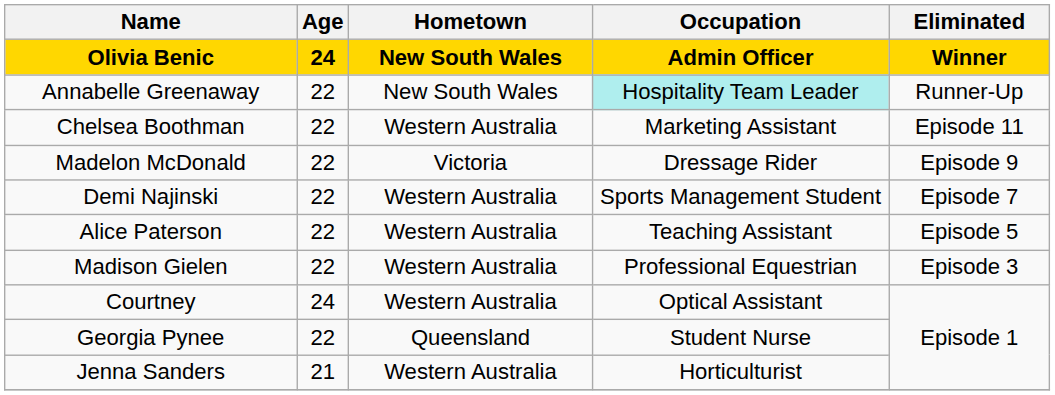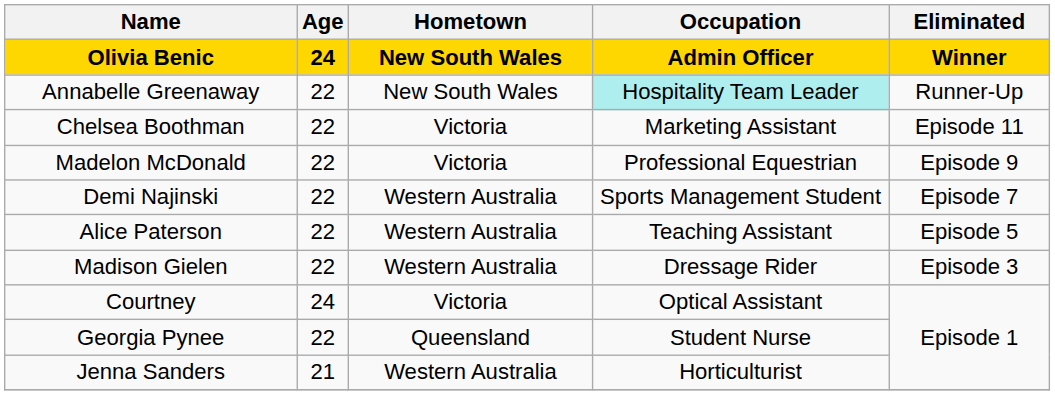(470, 127) Western Australia -> (470, 127) Victoria
(740, 162) Dressage Rider -> (740, 162) Professional Equestrian
(740, 267) Professional Equestrian -> (740, 267) Dressage Rider
(470, 302) Western Australia -> (470, 302) Victoria
